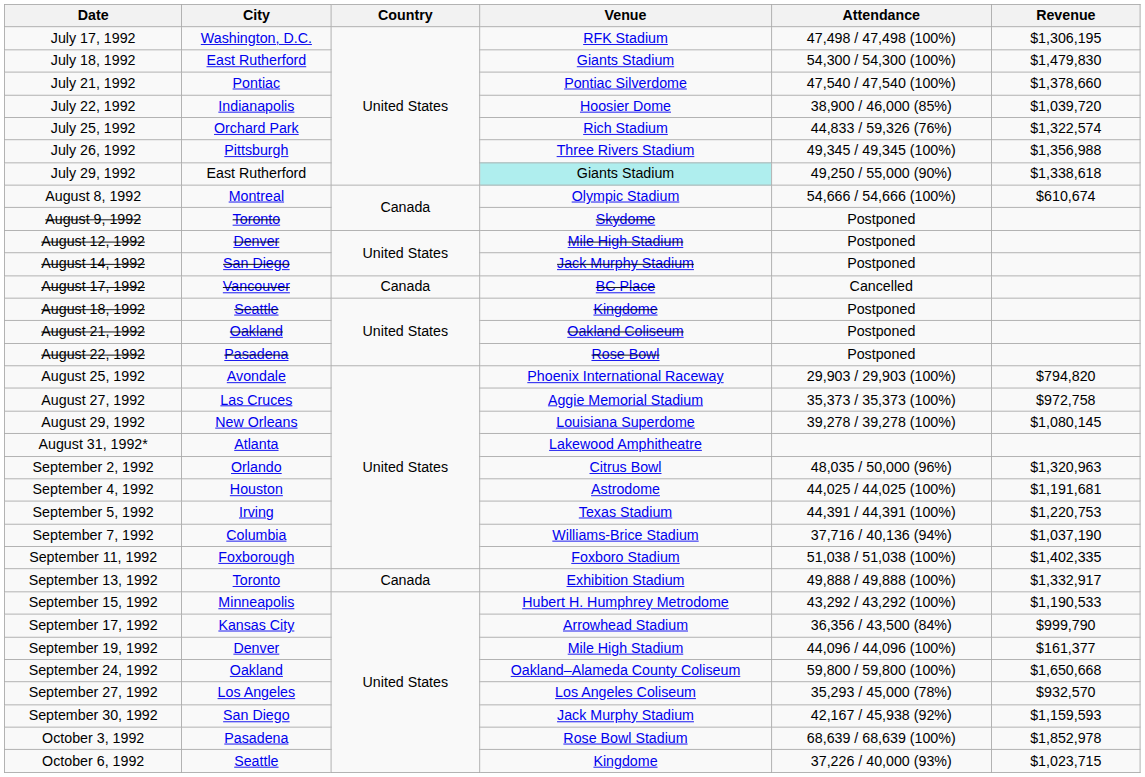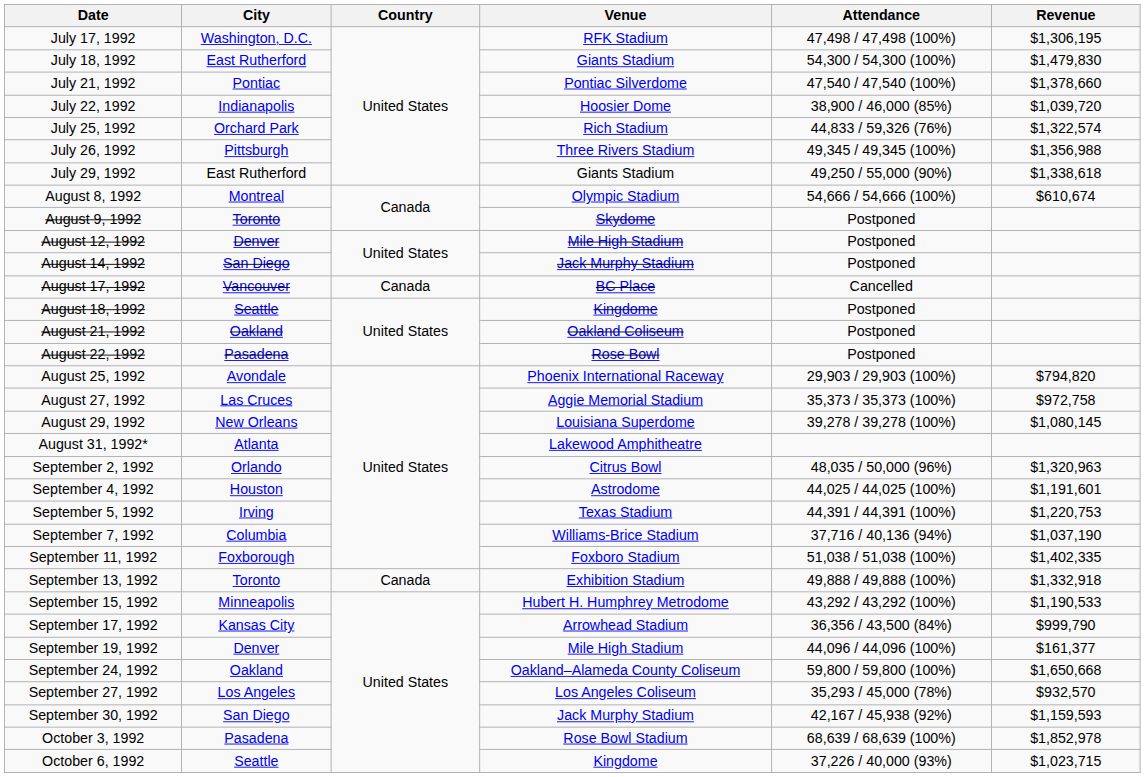(625, 173) paleturquoise background -> (625, 173) no background
(1066, 490) $1,191,681 -> (1066, 490) $1,191,601
(1066, 580) $1,332,917 -> (1066, 580) $1,332,918
